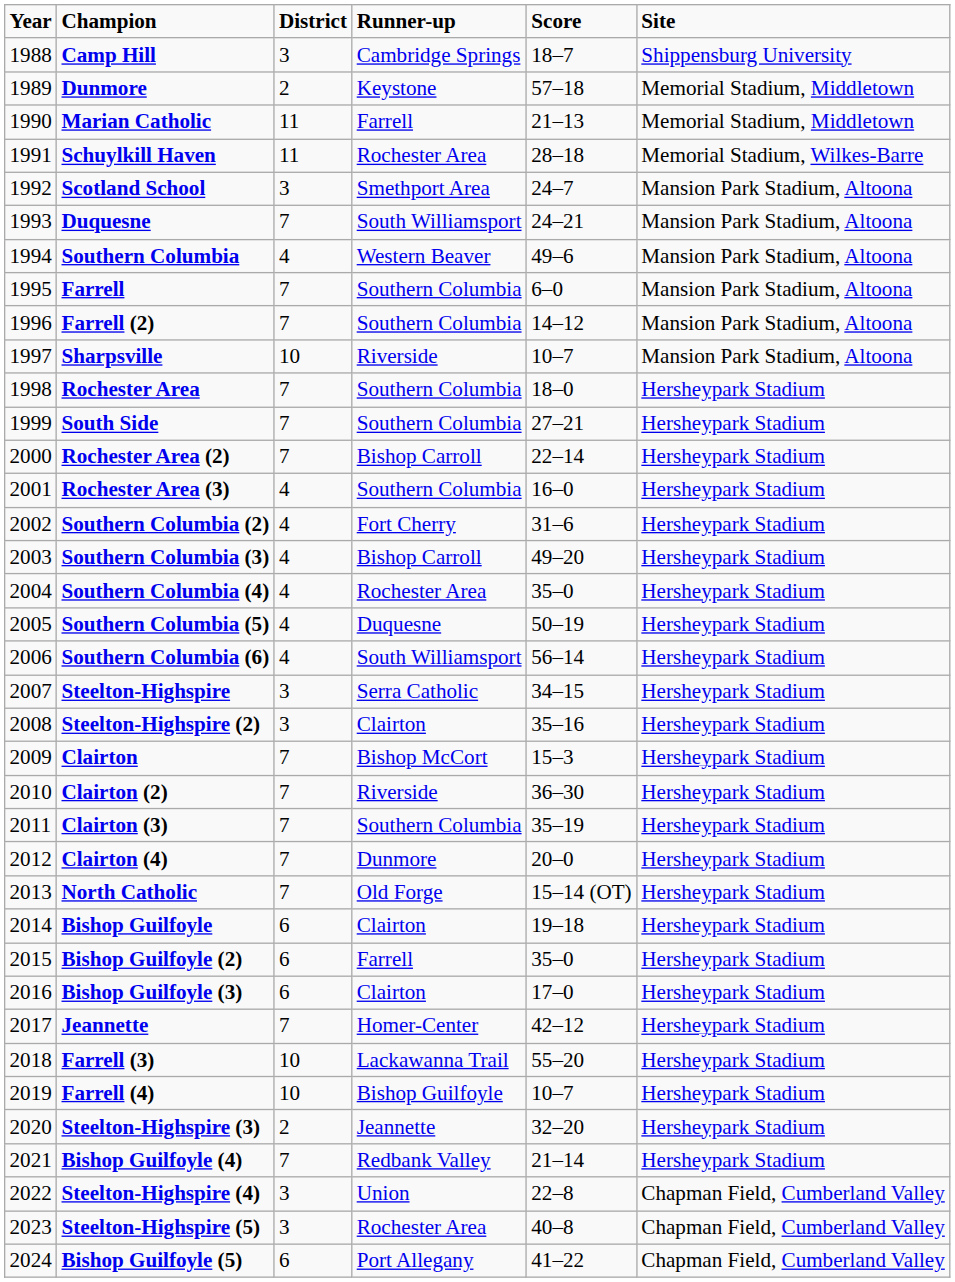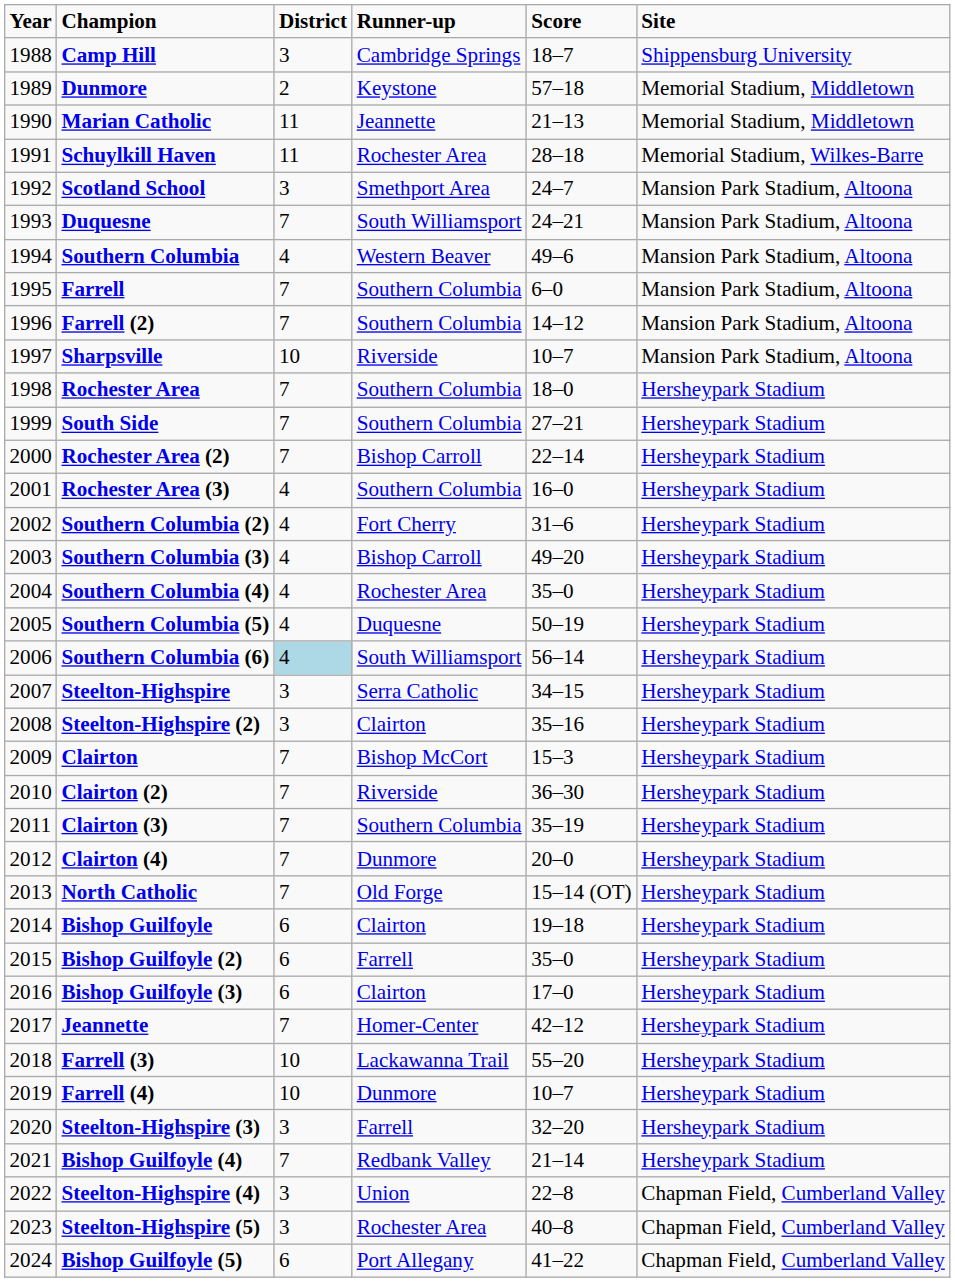(385, 121) Farrell -> (396, 121) Jeannette
(284, 657) no background -> (284, 657) lightblue background
(430, 1093) Bishop Guilfoyle -> (397, 1093) Dunmore
(284, 1126) 2 -> (284, 1126) 3
(396, 1126) Jeannette -> (385, 1126) Farrell
